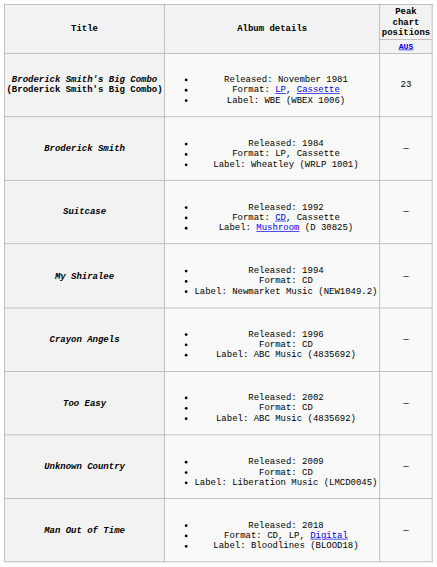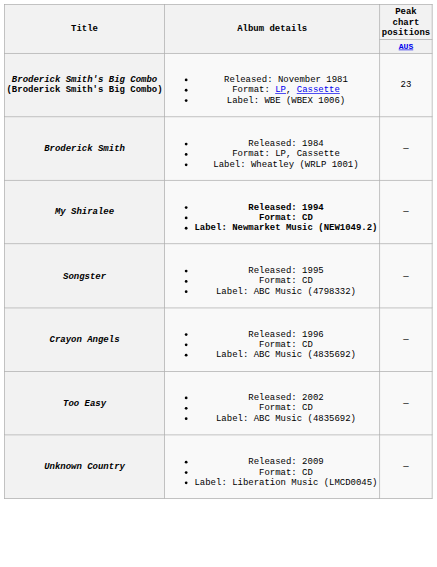- row: (85, 212)
(272, 281) normal -> (272, 217) bold
+ row: (85, 276)
- row: (85, 530)
